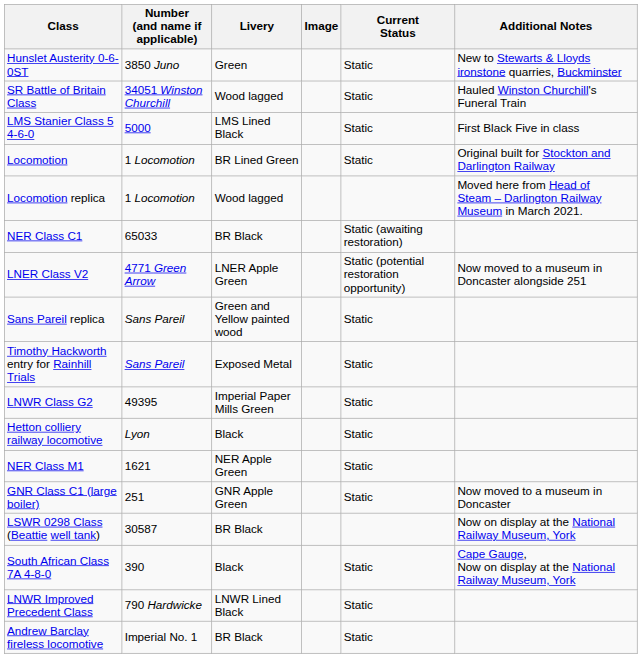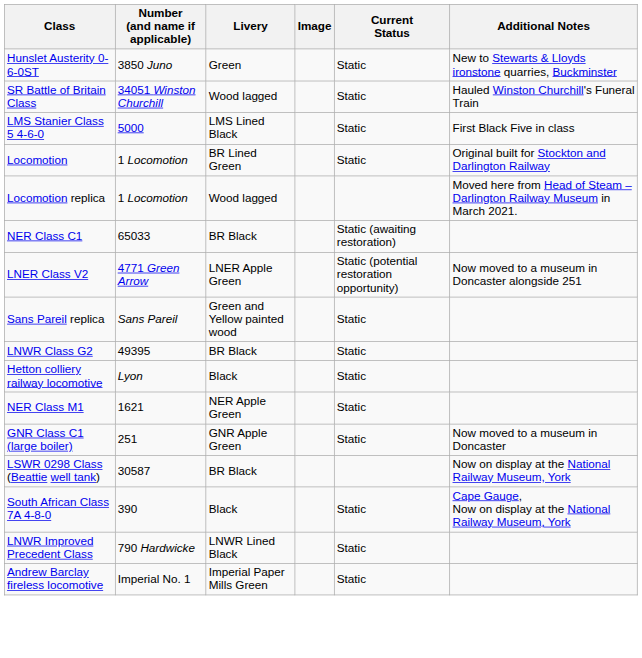- row: (57, 364)
(253, 402) Imperial Paper Mills Green -> (233, 351) BR Black
(239, 637) BR Black -> (247, 579) Imperial Paper Mills Green
